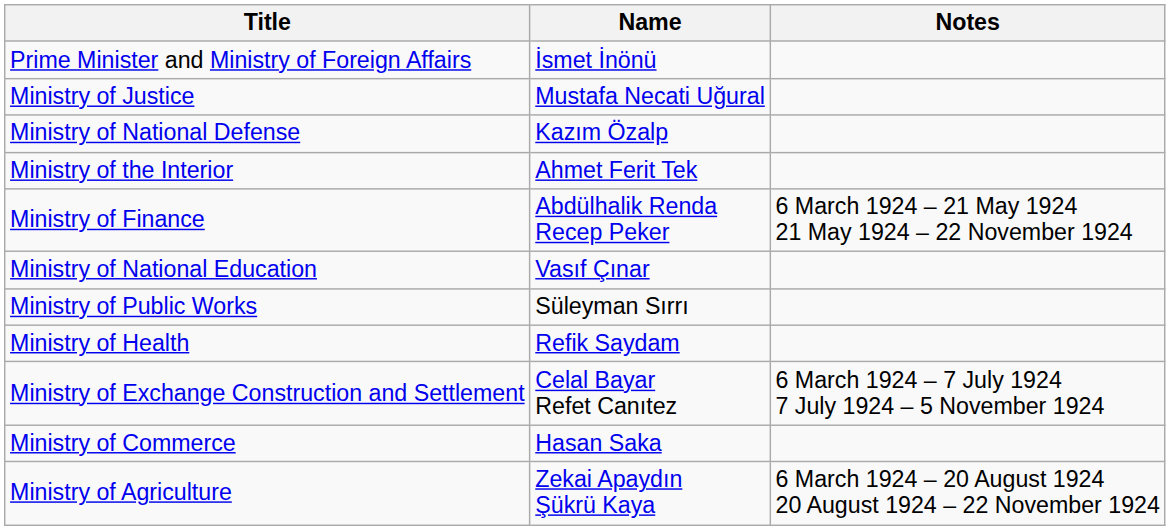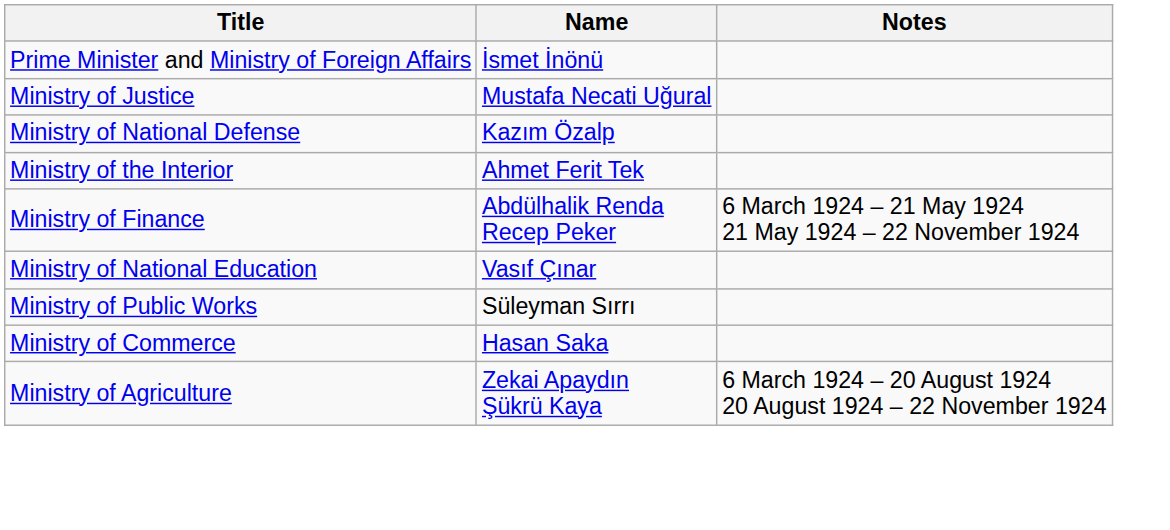- row: (100, 343)
- row: (267, 393)
